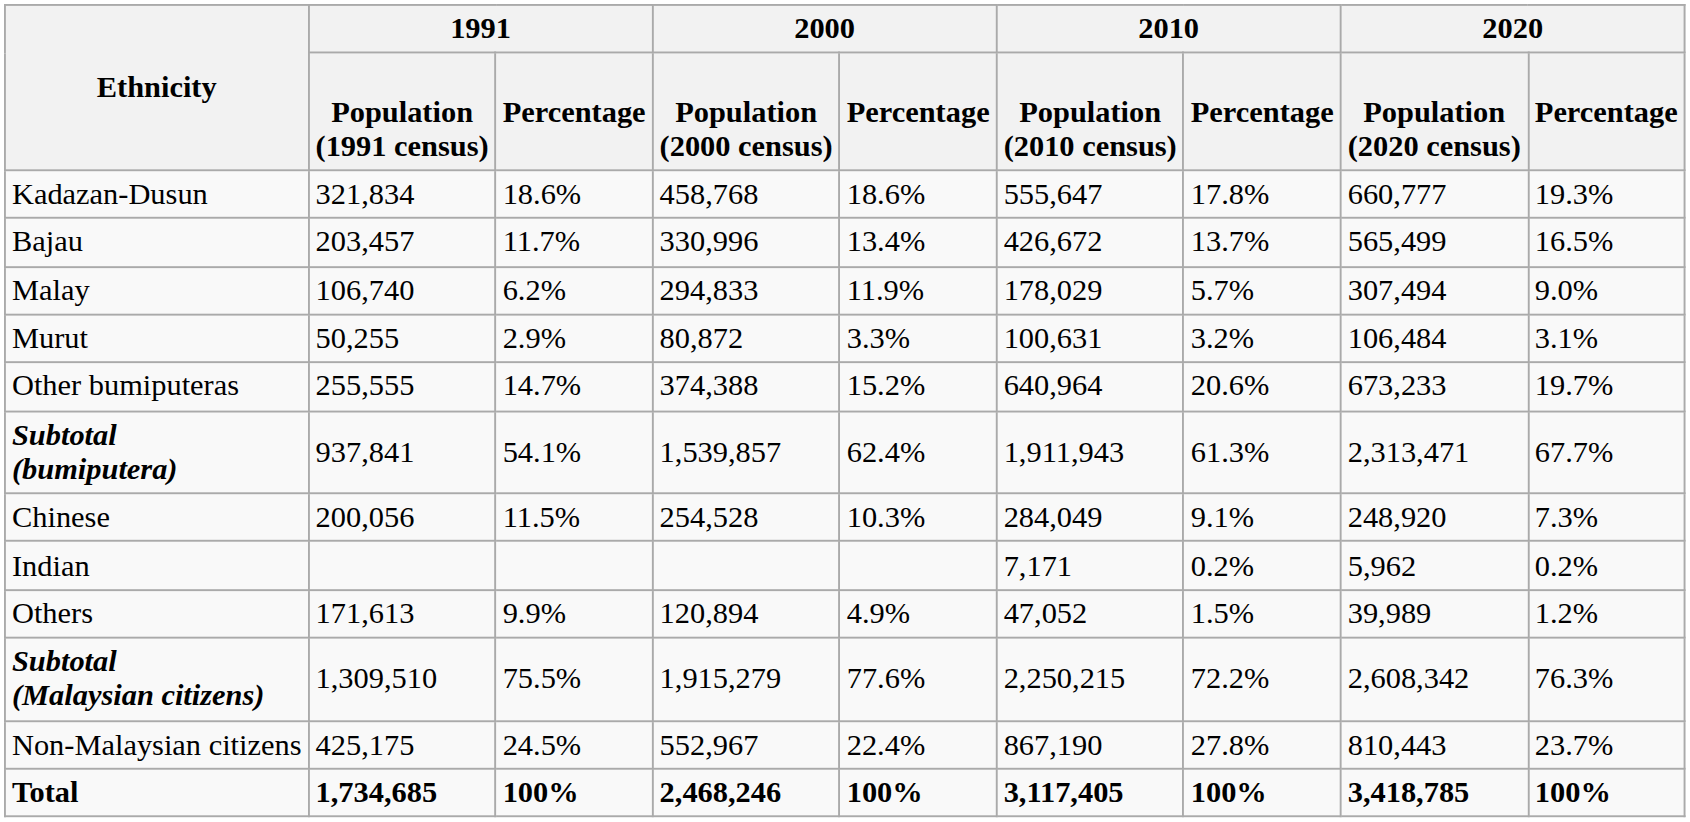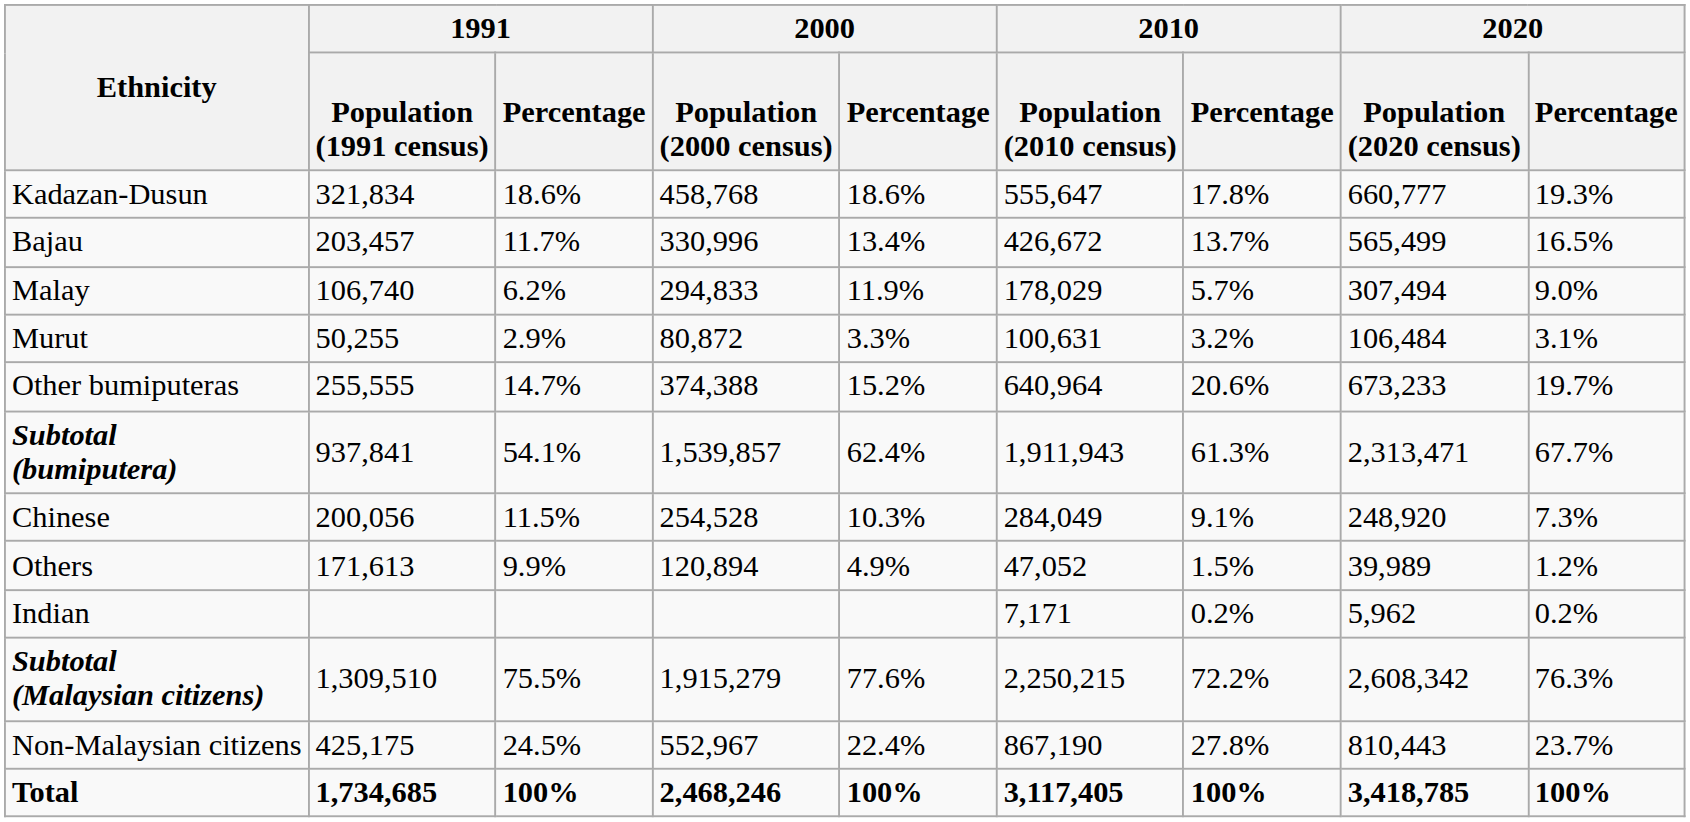rows swapped: (51, 565) <-> (52, 613)
